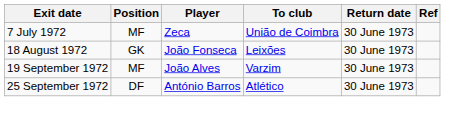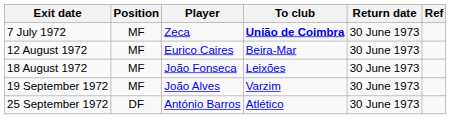(292, 31) normal -> (295, 31) bold
+ row: (47, 50)
(136, 50) GK -> (136, 68) MF
